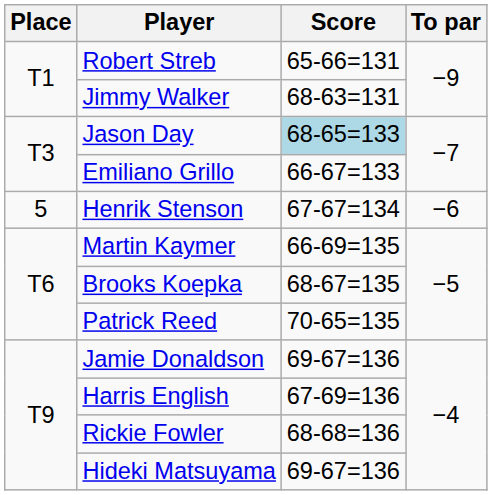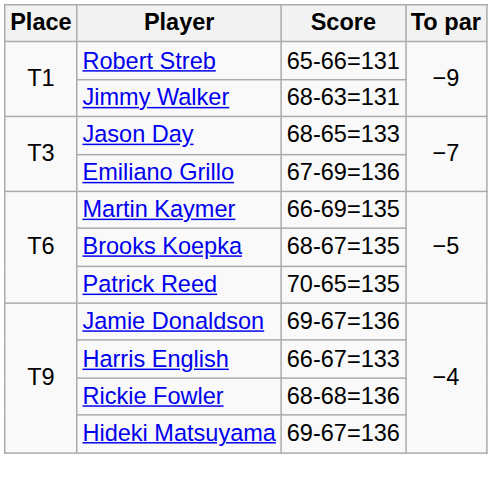(343, 135) lightblue background -> (343, 135) no background
(343, 172) 66-67=133 -> (343, 172) 67-69=136
- row: (163, 209)
(343, 396) 67-69=136 -> (343, 358) 66-67=133
